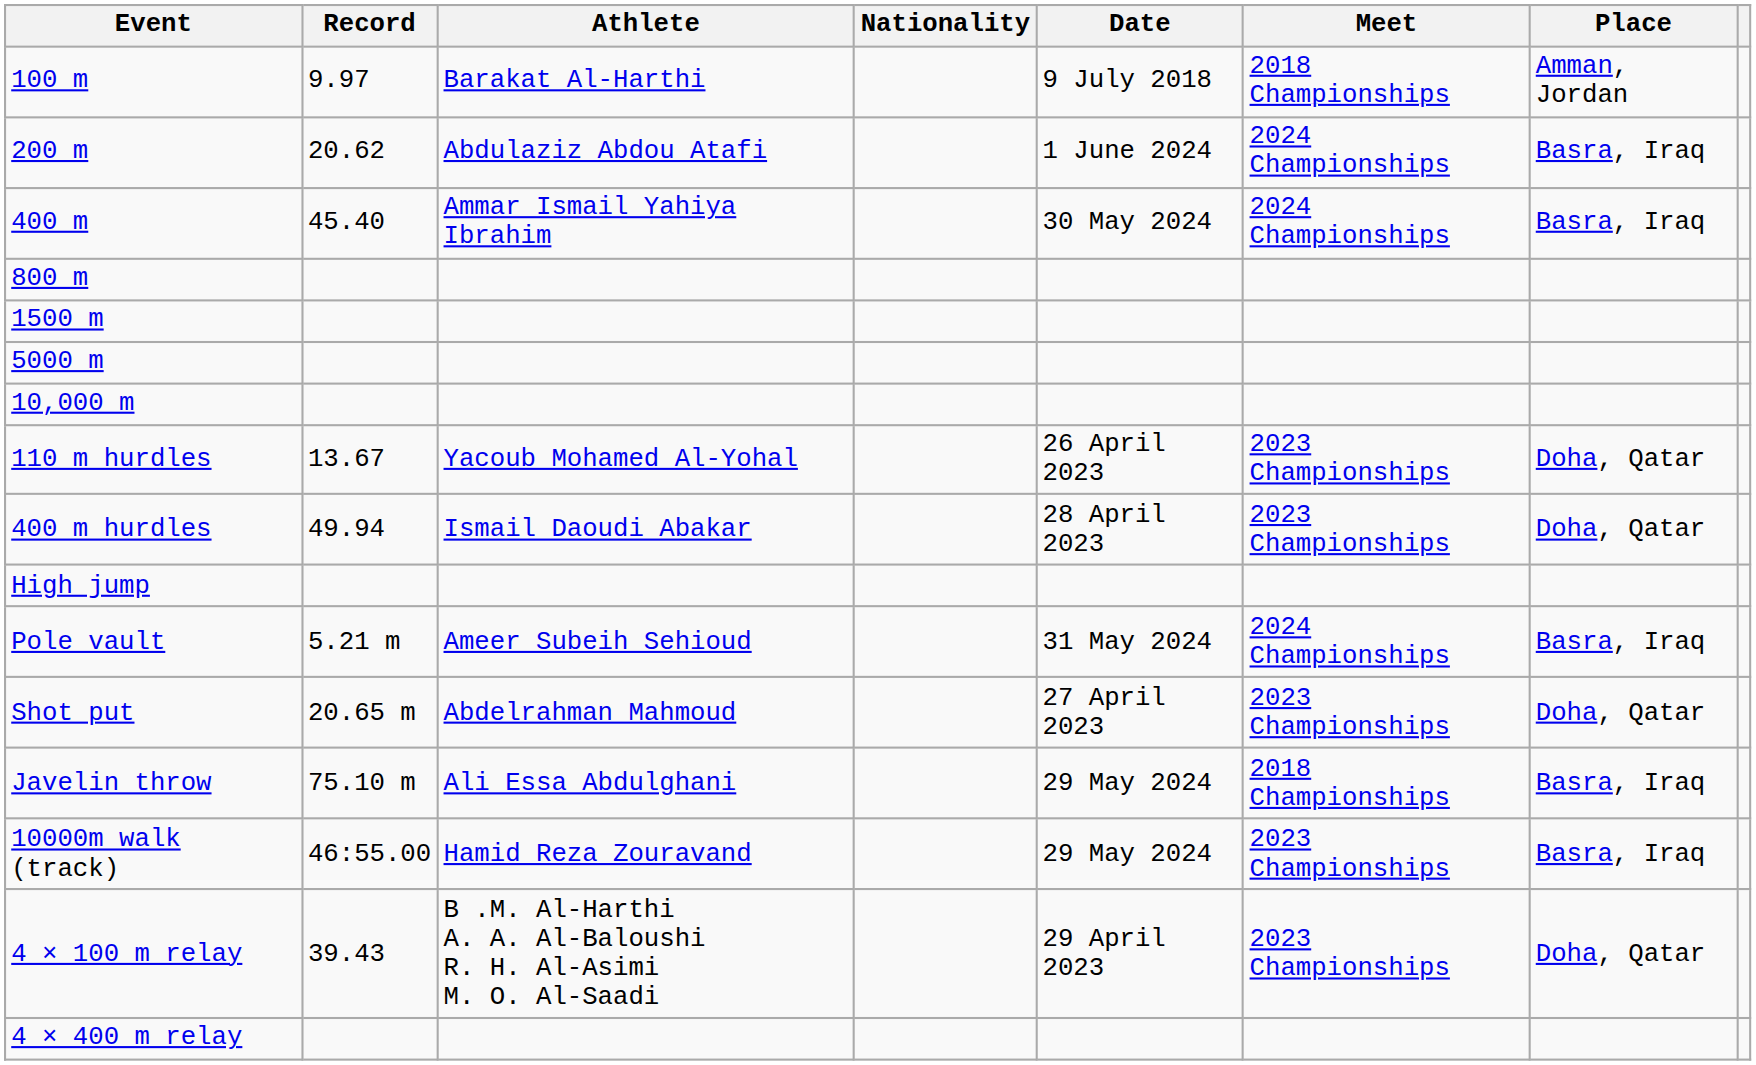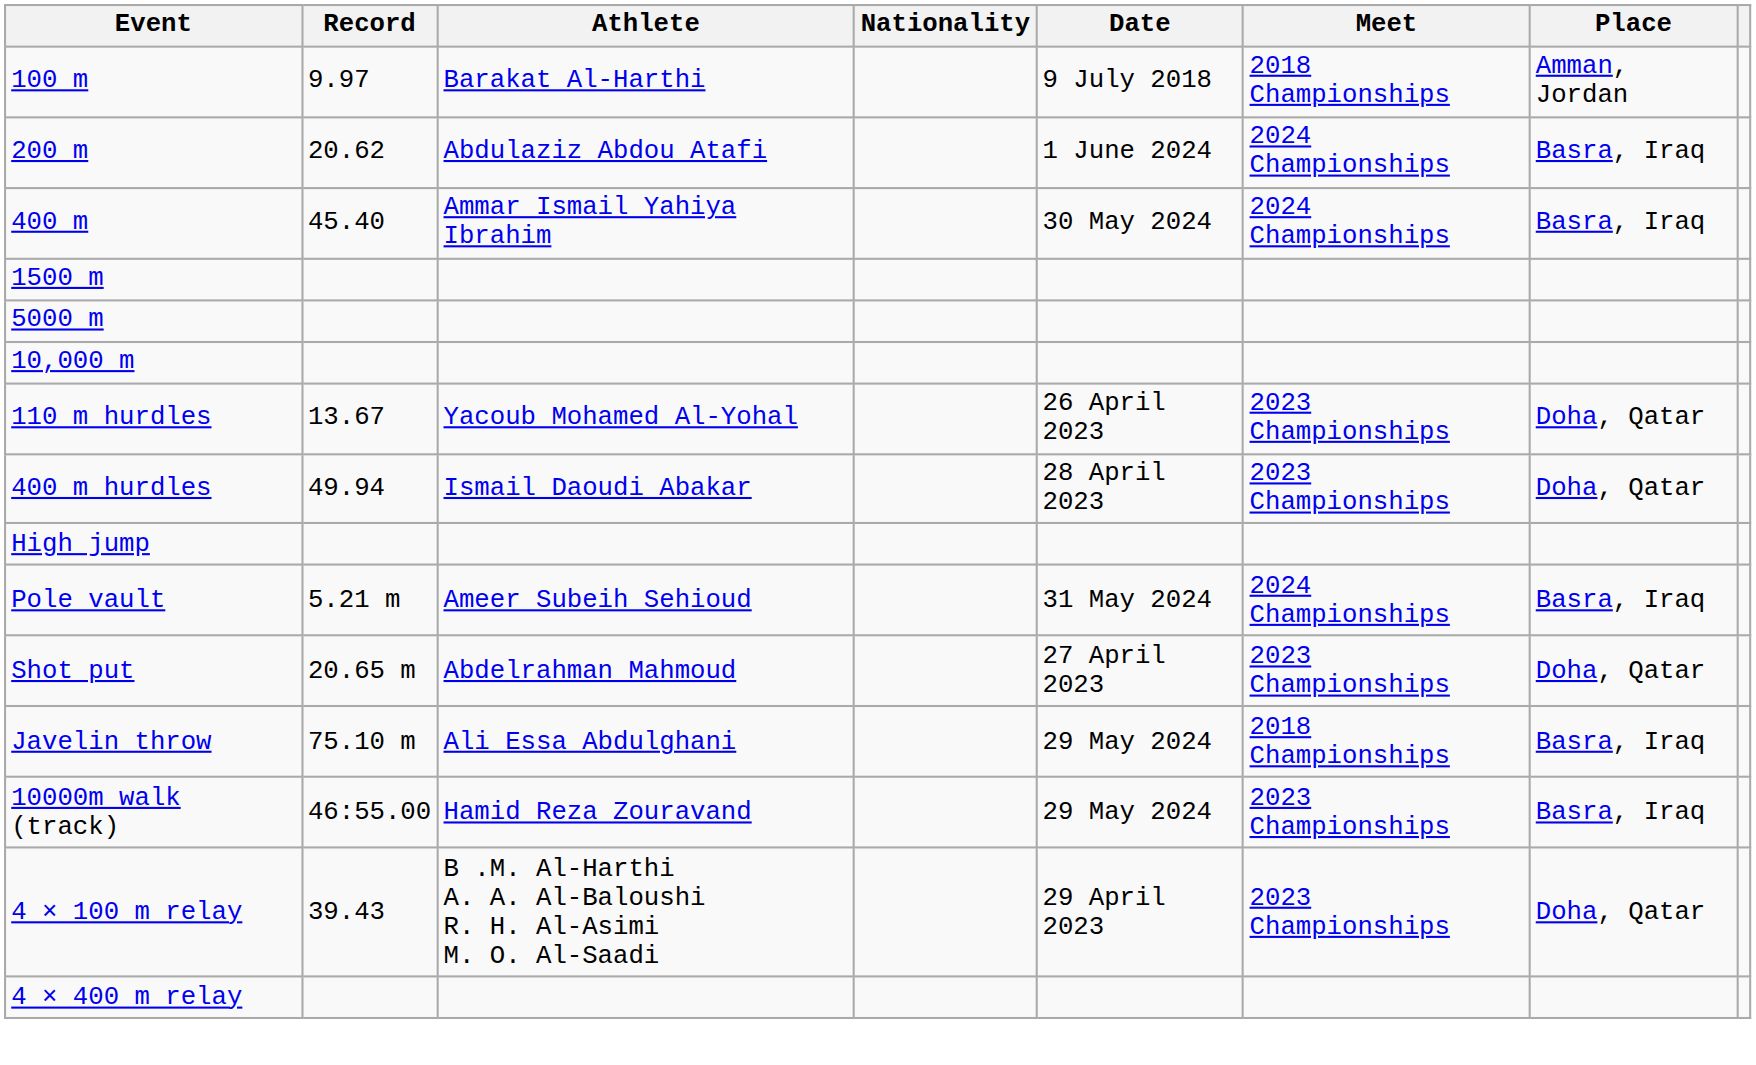- row: (50, 279)
